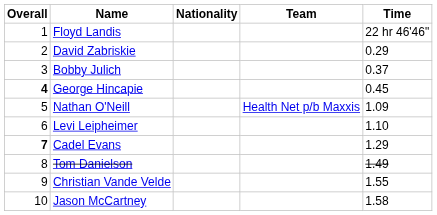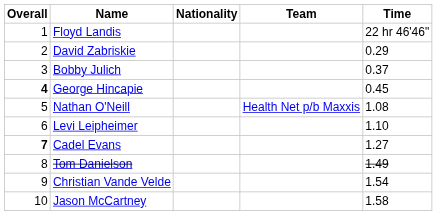(377, 107) 1.09 -> (377, 107) 1.08
(377, 145) 1.29 -> (377, 145) 1.27
(377, 182) 1.55 -> (377, 182) 1.54
